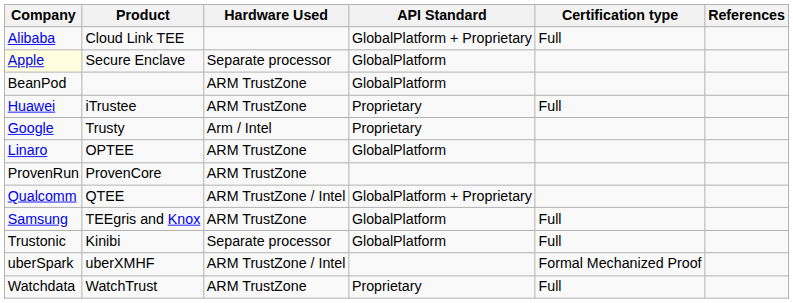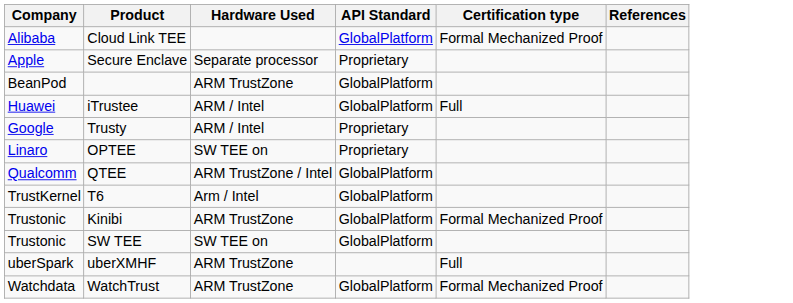(442, 38) GlobalPlatform + Proprietary -> (386, 38) GlobalPlatform
(550, 38) Full -> (521, 38) Formal Mechanized Proof
(26, 60) lightyellow background -> (26, 60) no background
(399, 60) GlobalPlatform -> (374, 60) Proprietary
(257, 106) ARM TrustZone -> (229, 106) ARM / Intel
(387, 106) Proprietary -> (386, 106) GlobalPlatform
(239, 128) Arm / Intel -> (229, 128) ARM / Intel
(257, 151) ARM TrustZone -> (231, 151) SW TEE on
(399, 151) GlobalPlatform -> (374, 151) Proprietary
- row: (124, 173)
(442, 196) GlobalPlatform + Proprietary -> (386, 173) GlobalPlatform
- row: (143, 219)
+ row: (96, 196)
(269, 241) Separate processor -> (244, 219) ARM TrustZone
(550, 241) Full -> (521, 219) Formal Mechanized Proof
+ row: (115, 241)
(276, 264) ARM TrustZone / Intel -> (244, 264) ARM TrustZone
(620, 264) Formal Mechanized Proof -> (451, 264) Full
(387, 286) Proprietary -> (386, 286) GlobalPlatform
(550, 286) Full -> (521, 286) Formal Mechanized Proof
